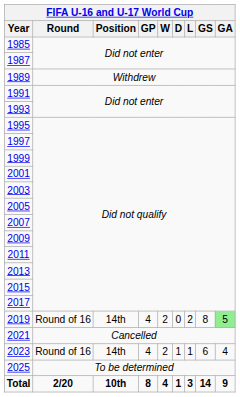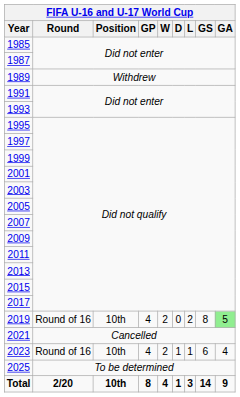(116, 320) 14th -> (116, 320) 10th
(116, 352) 14th -> (116, 352) 10th
